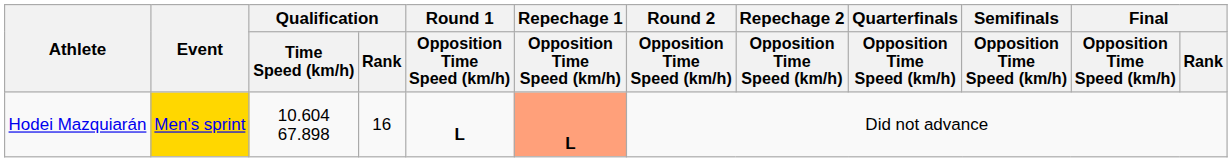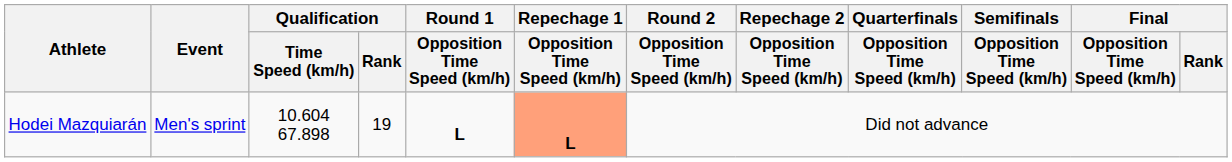(200, 125) gold background -> (200, 125) no background
(382, 125) 16 -> (382, 125) 19
